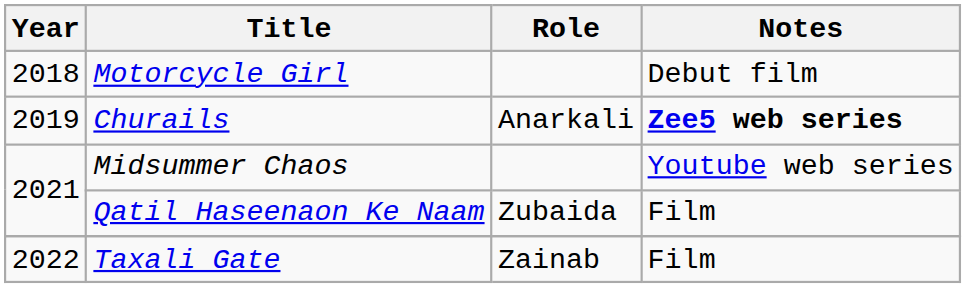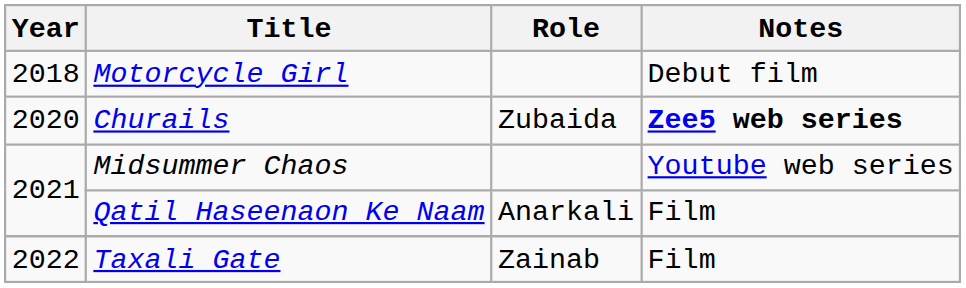(46, 121) 2019 -> (46, 121) 2020
(566, 121) Anarkali -> (558, 121) Zubaida
(558, 213) Zubaida -> (566, 213) Anarkali
